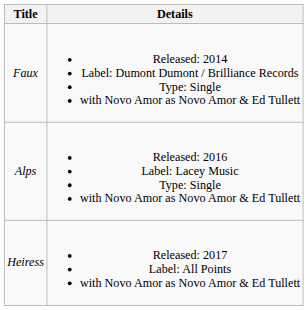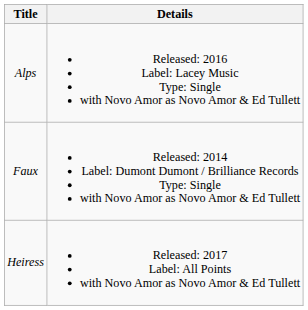rows swapped: (26, 72) <-> (26, 171)
